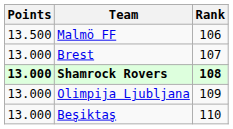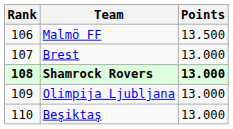columns swapped: (210, 14) <-> (29, 14)
